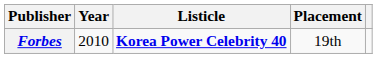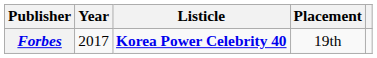(94, 41) 2010 -> (94, 41) 2017
